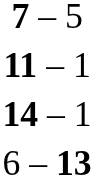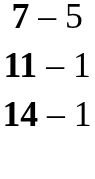- row: (47, 163)
